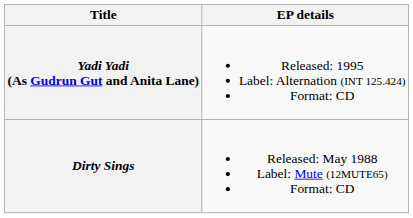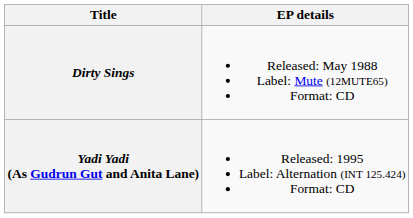rows swapped: (103, 166) <-> (103, 72)
